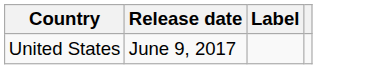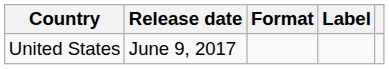+ column: (282, 19)
